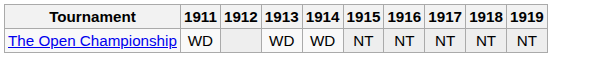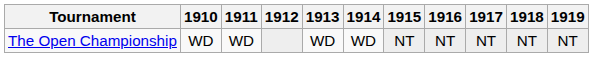+ column: (201, 17)
